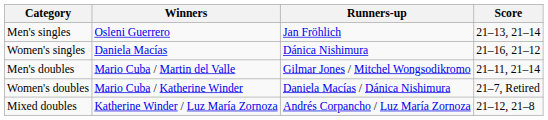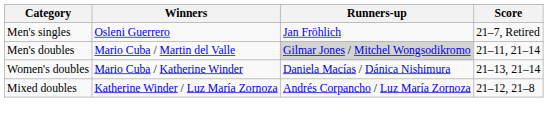(508, 32) 21–13, 21–14 -> (508, 32) 21–7, Retired
- row: (46, 50)
(377, 69) no background -> (377, 50) lightgrey background
(508, 87) 21–7, Retired -> (508, 69) 21–13, 21–14
